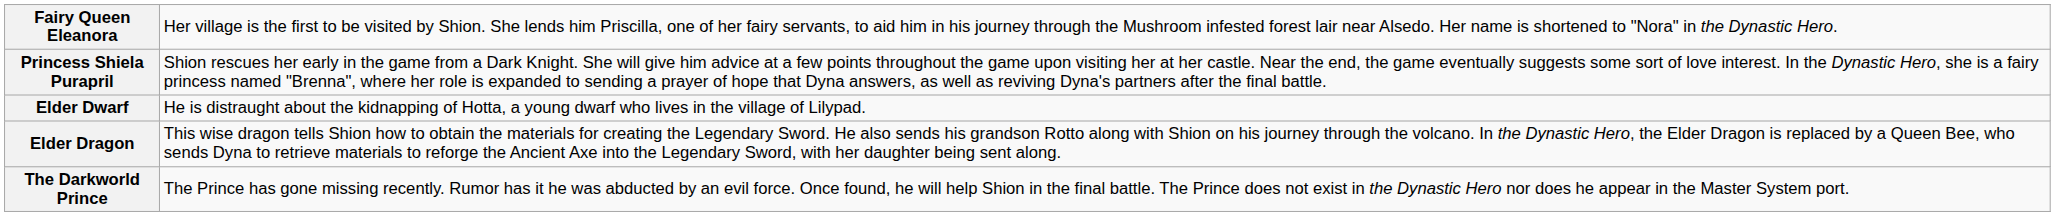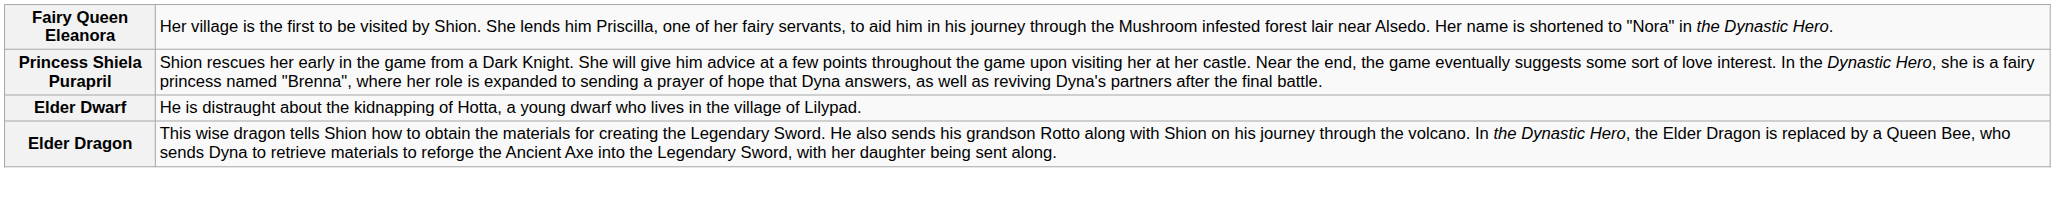- row: (82, 188)
